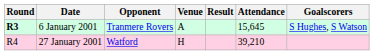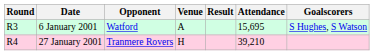(12, 27) bold -> (12, 27) normal
(140, 27) Tranmere Rovers -> (122, 27) Watford
(251, 27) 15,645 -> (251, 27) 15,695
(122, 42) Watford -> (140, 42) Tranmere Rovers
